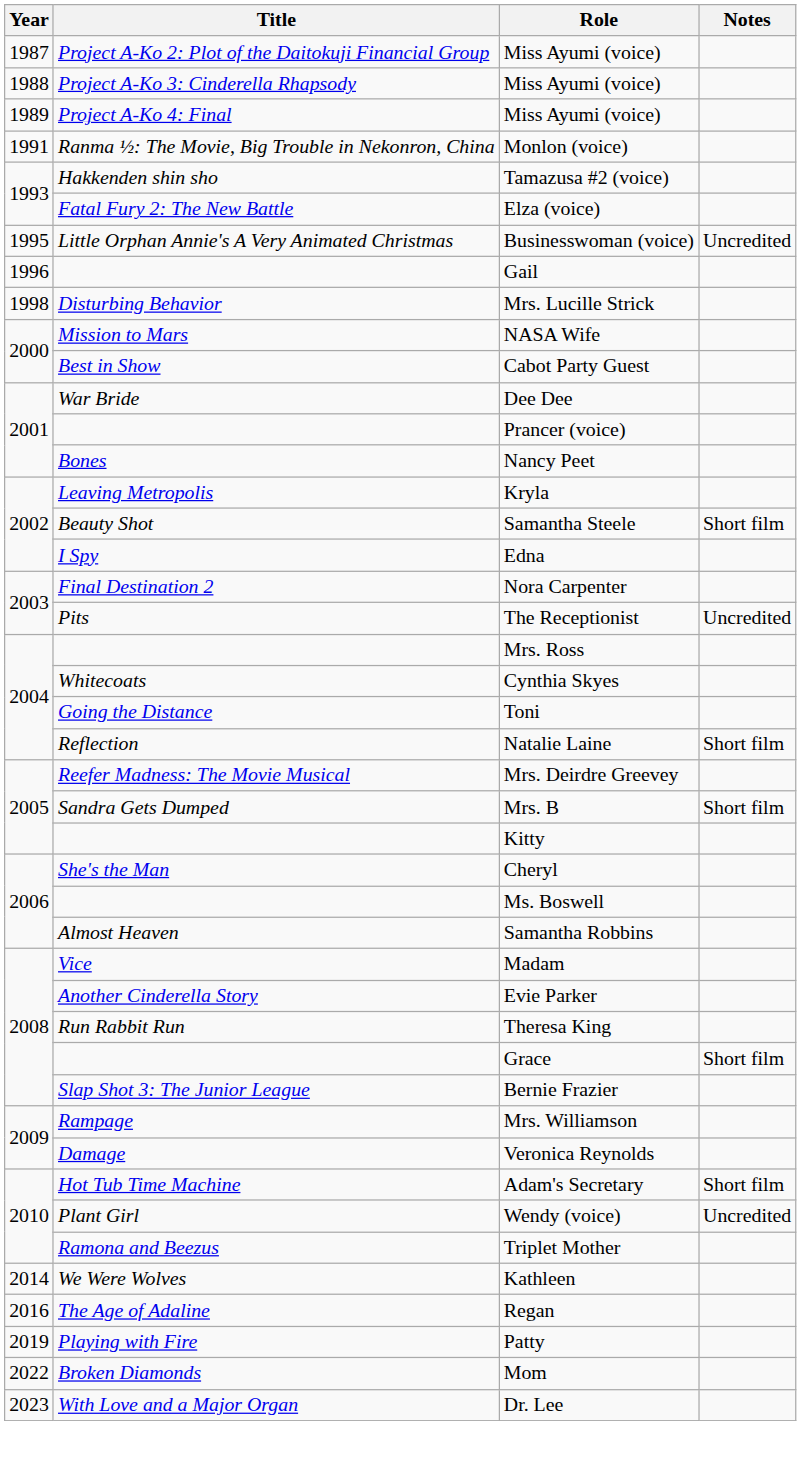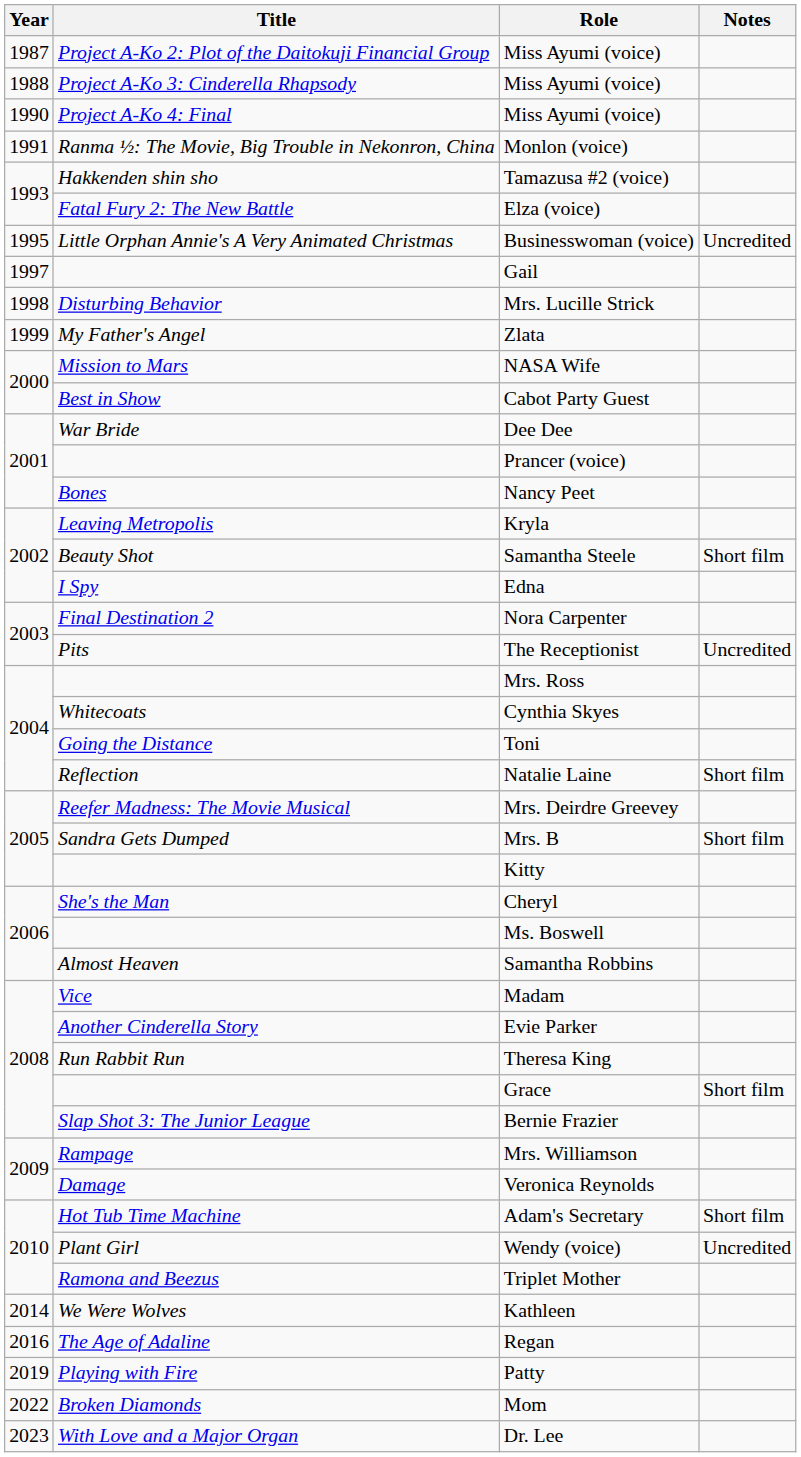(29, 114) 1989 -> (29, 114) 1990
(29, 271) 1996 -> (29, 271) 1997
+ row: (132, 334)
